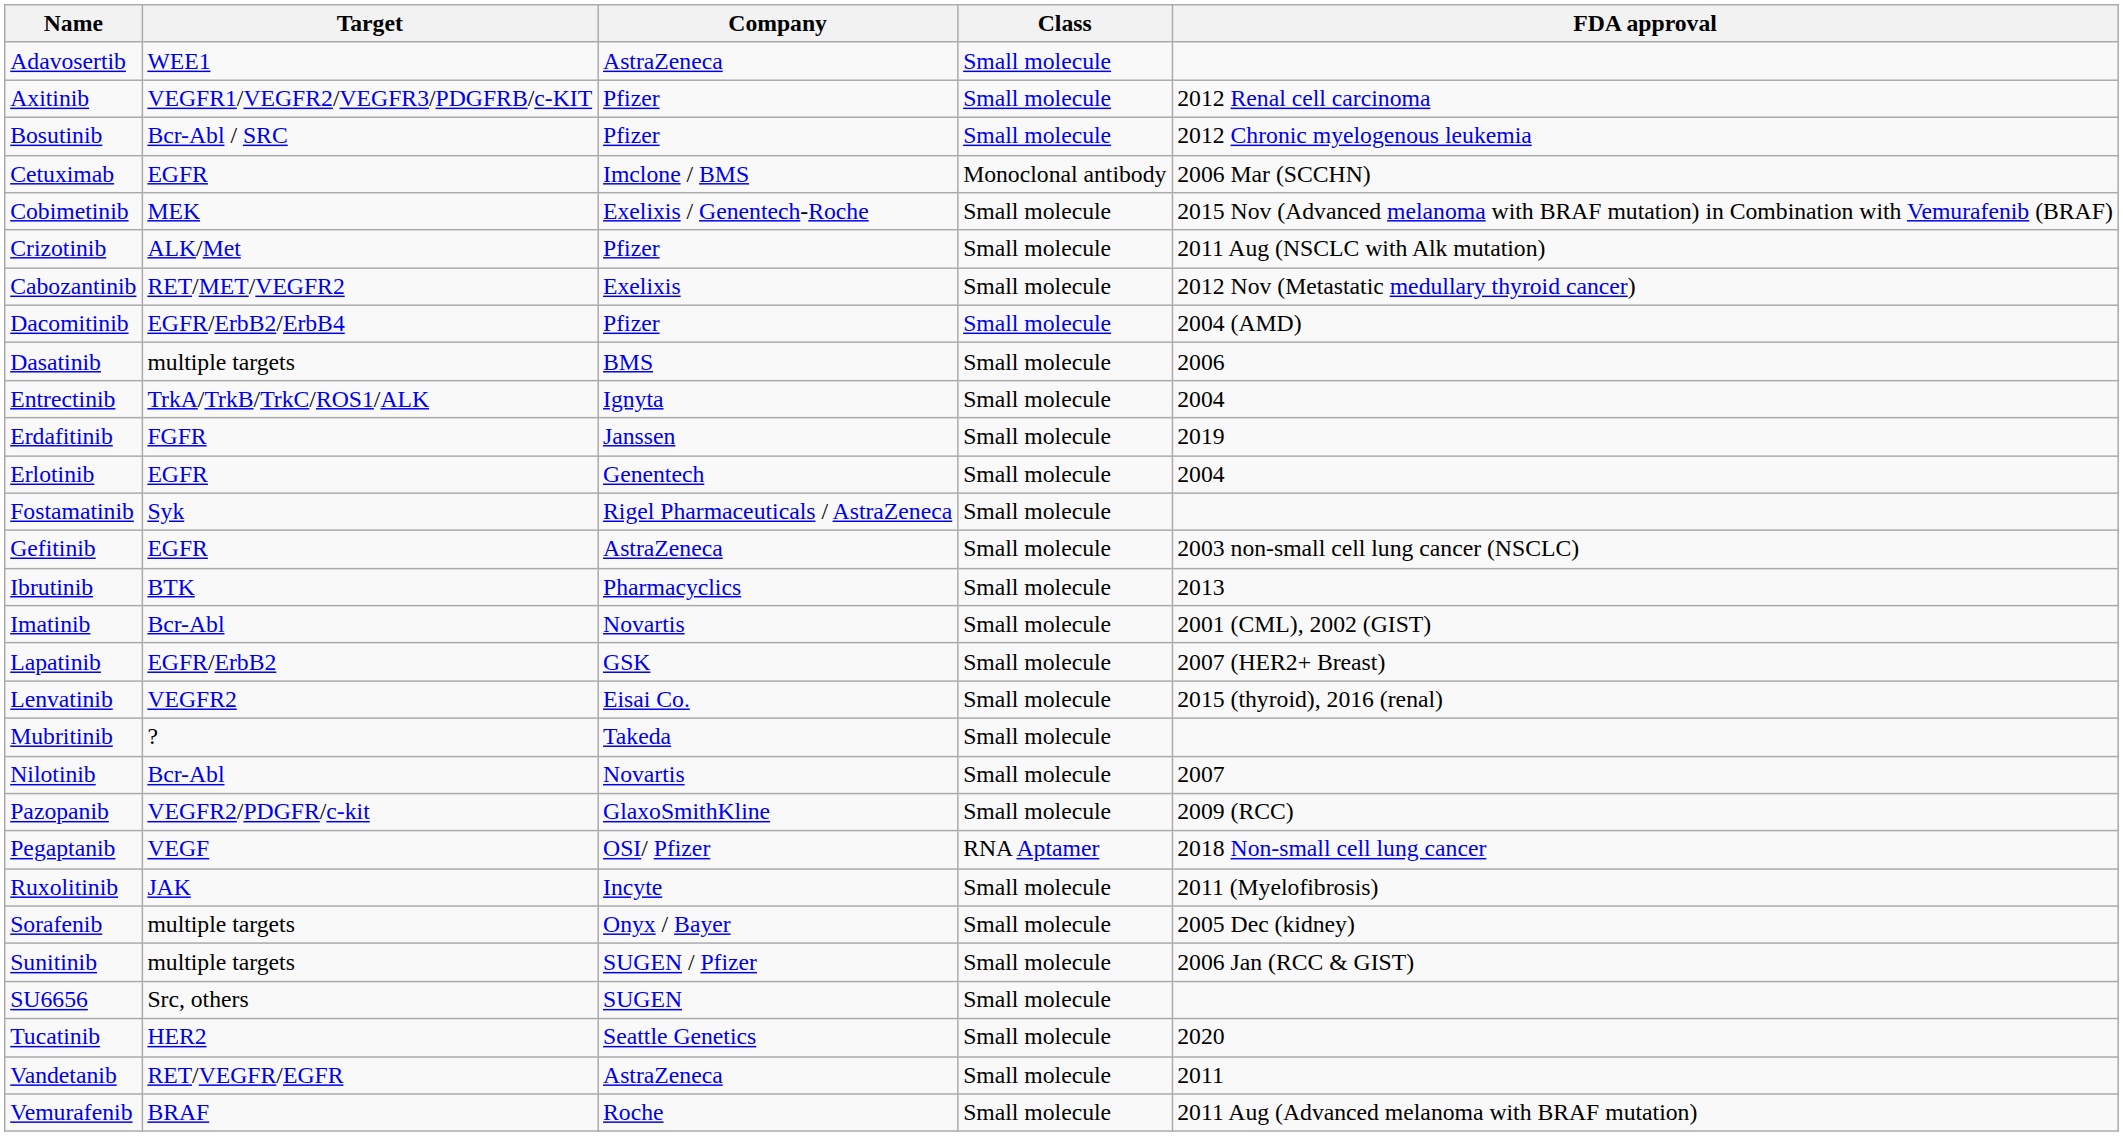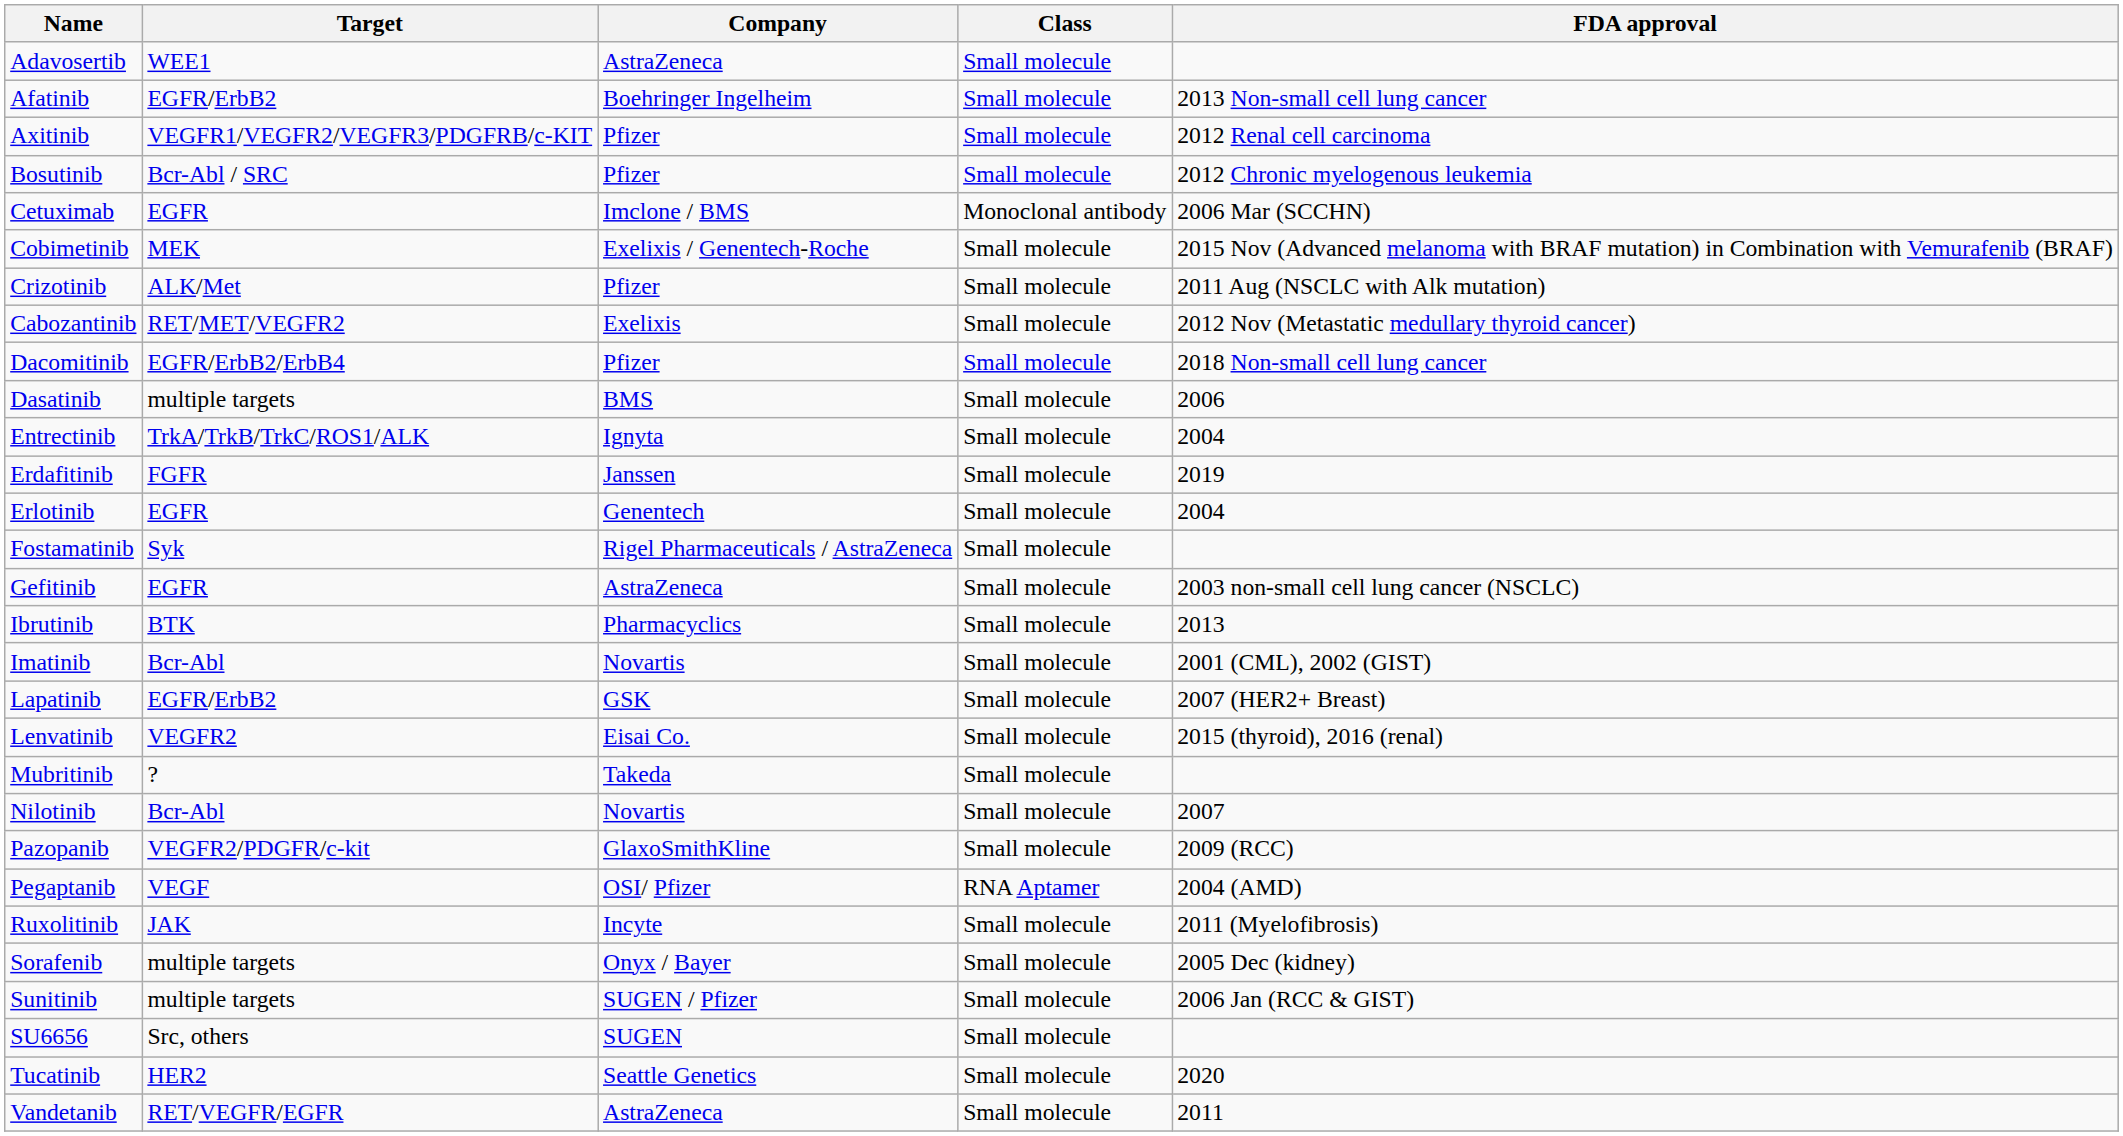+ row: (50, 98)
(1239, 323) 2004 (AMD) -> (1332, 361) 2018 Non-small cell lung cancer
(1332, 849) 2018 Non-small cell lung cancer -> (1239, 887) 2004 (AMD)
- row: (71, 1112)
